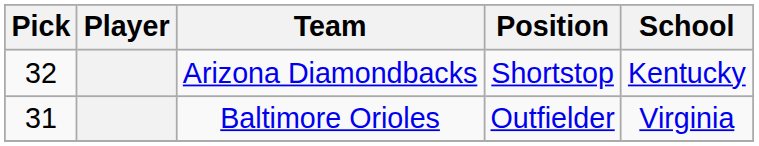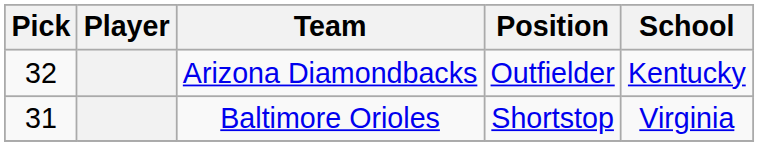(553, 72) Shortstop -> (553, 72) Outfielder
(553, 118) Outfielder -> (553, 118) Shortstop
